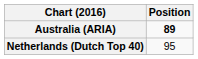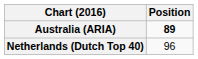(170, 46) 95 -> (170, 46) 96
